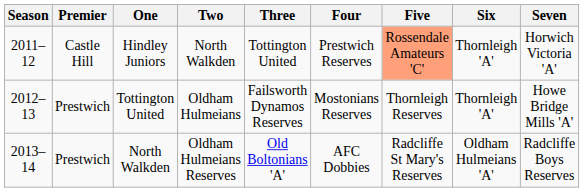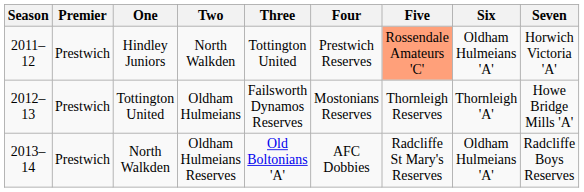(83, 53) Castle Hill -> (83, 53) Prestwich
(486, 53) Thornleigh 'A' -> (486, 53) Oldham Hulmeians 'A'
